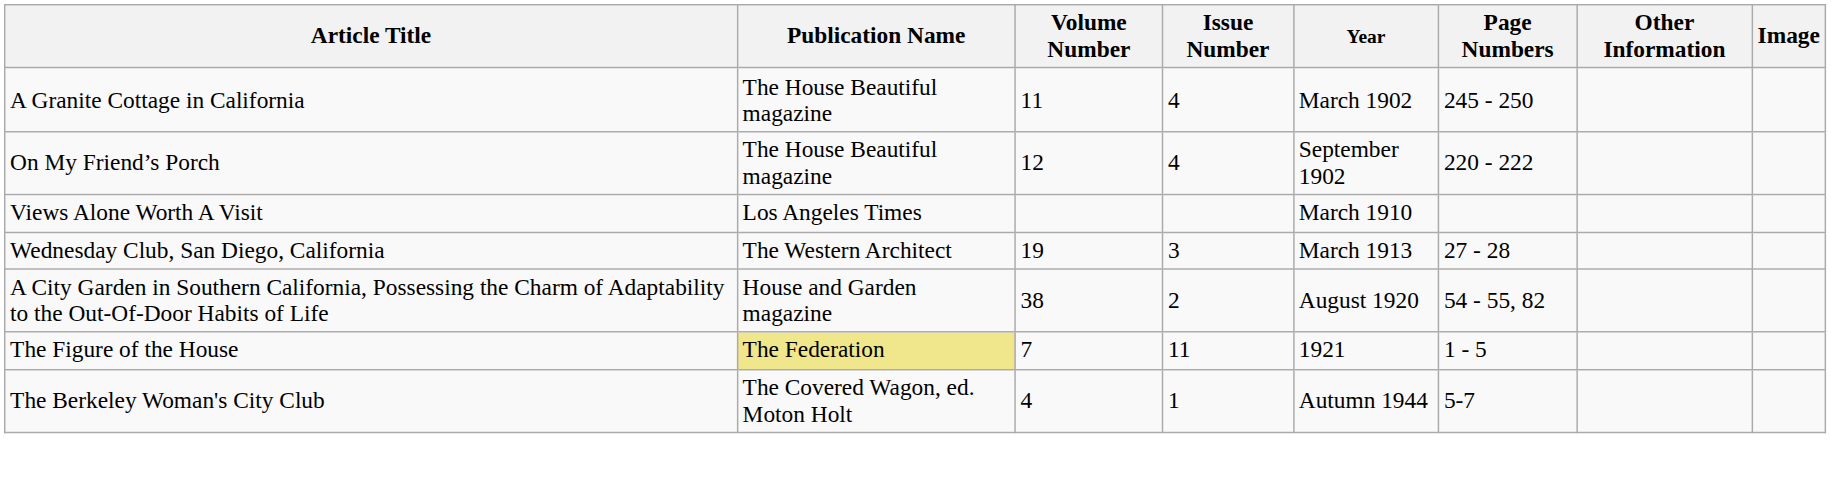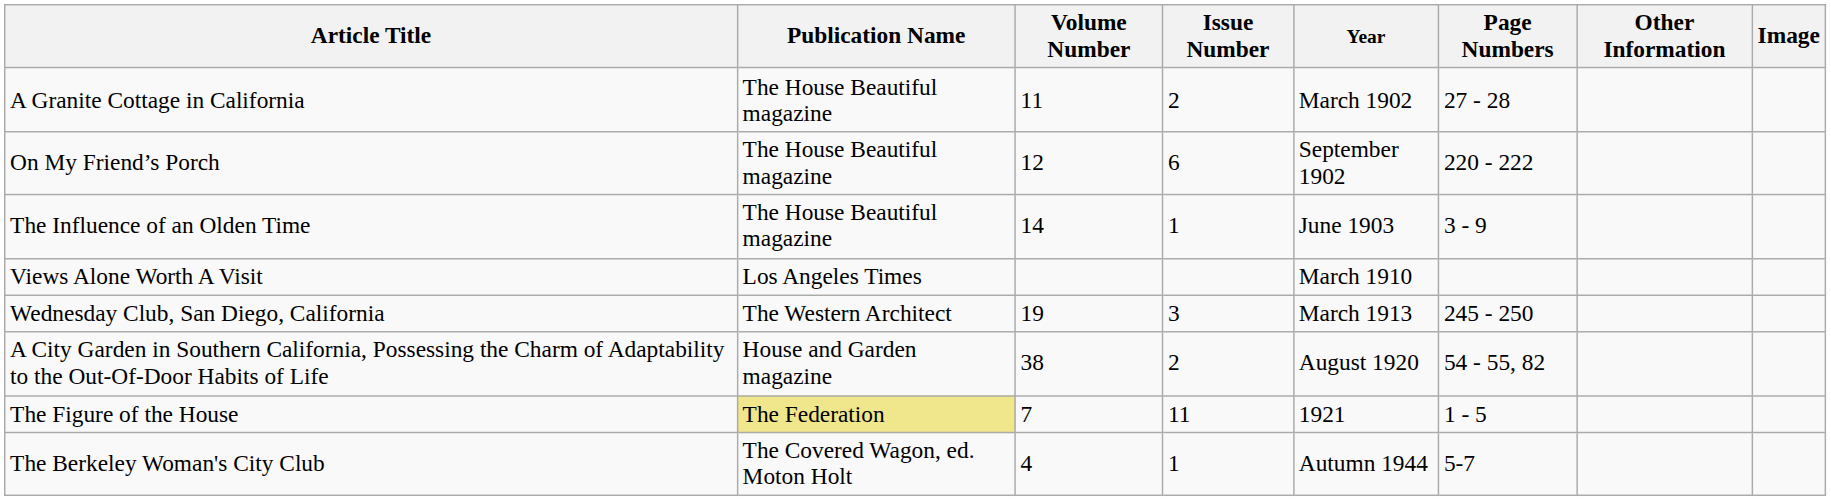(1174, 99) 4 -> (1174, 99) 2
(1489, 99) 245 - 250 -> (1477, 99) 27 - 28
(1174, 162) 4 -> (1174, 162) 6
+ row: (160, 226)
(1477, 250) 27 - 28 -> (1489, 313) 245 - 250
